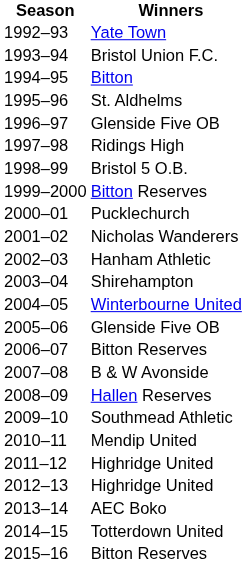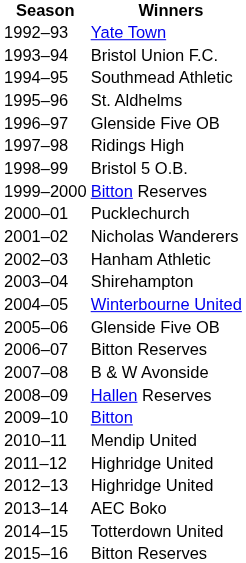(112, 78) Bitton -> (162, 78) Southmead Athletic
(162, 418) Southmead Athletic -> (112, 418) Bitton
